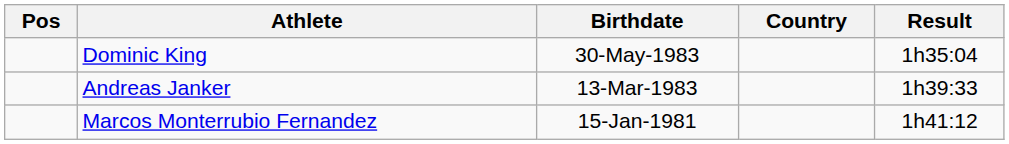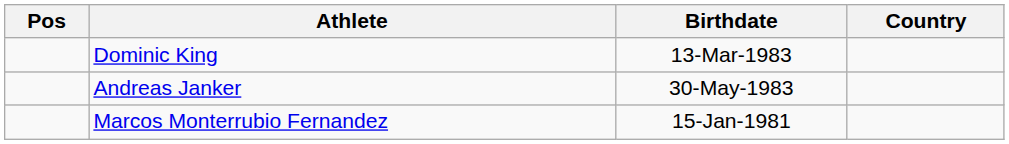- column: (940, 21)
(637, 54) 30-May-1983 -> (731, 54) 13-Mar-1983
(637, 88) 13-Mar-1983 -> (731, 88) 30-May-1983
